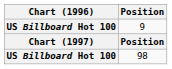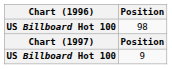rows swapped: (142, 27) <-> (142, 56)
